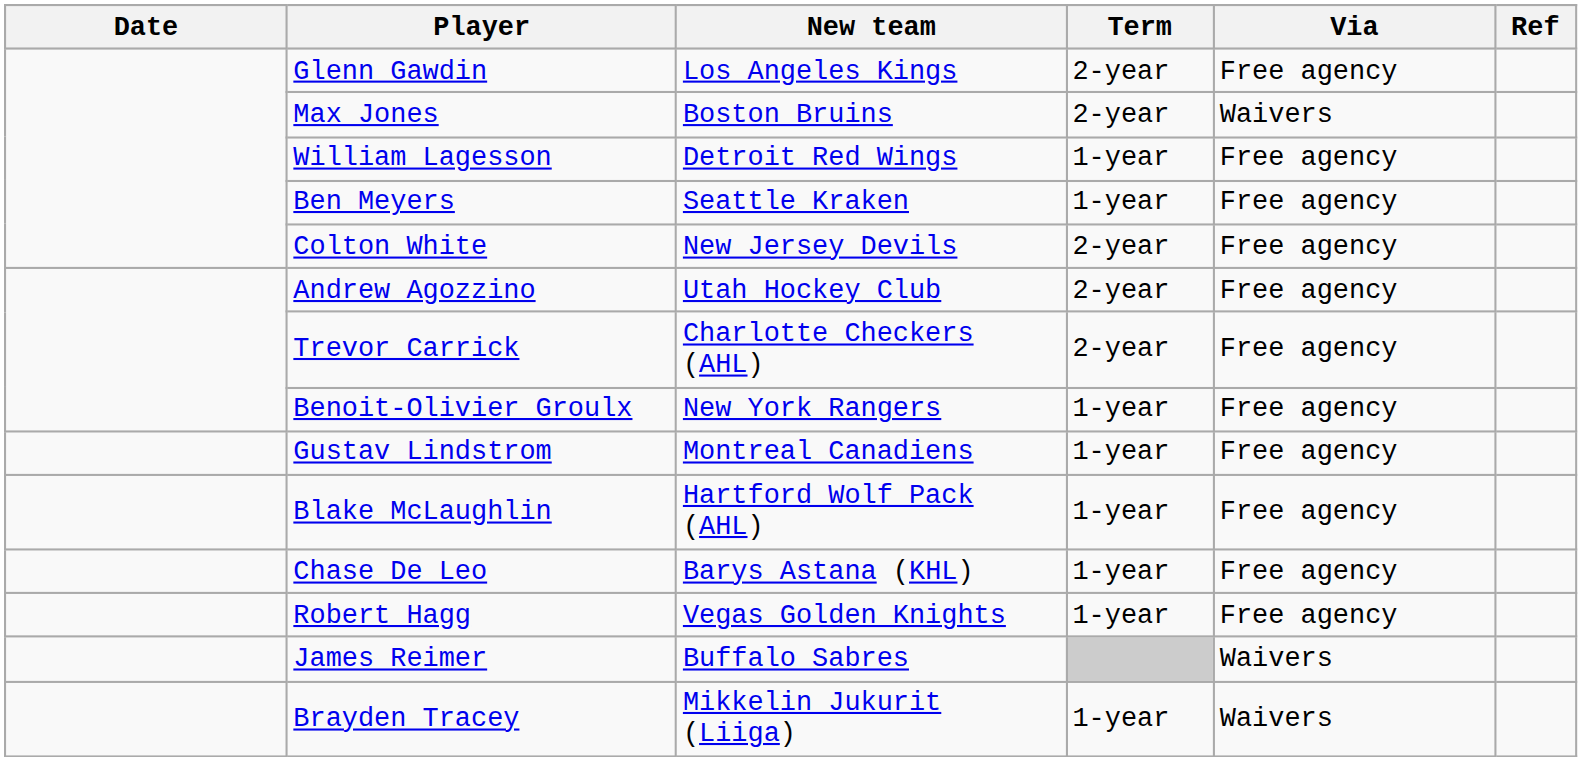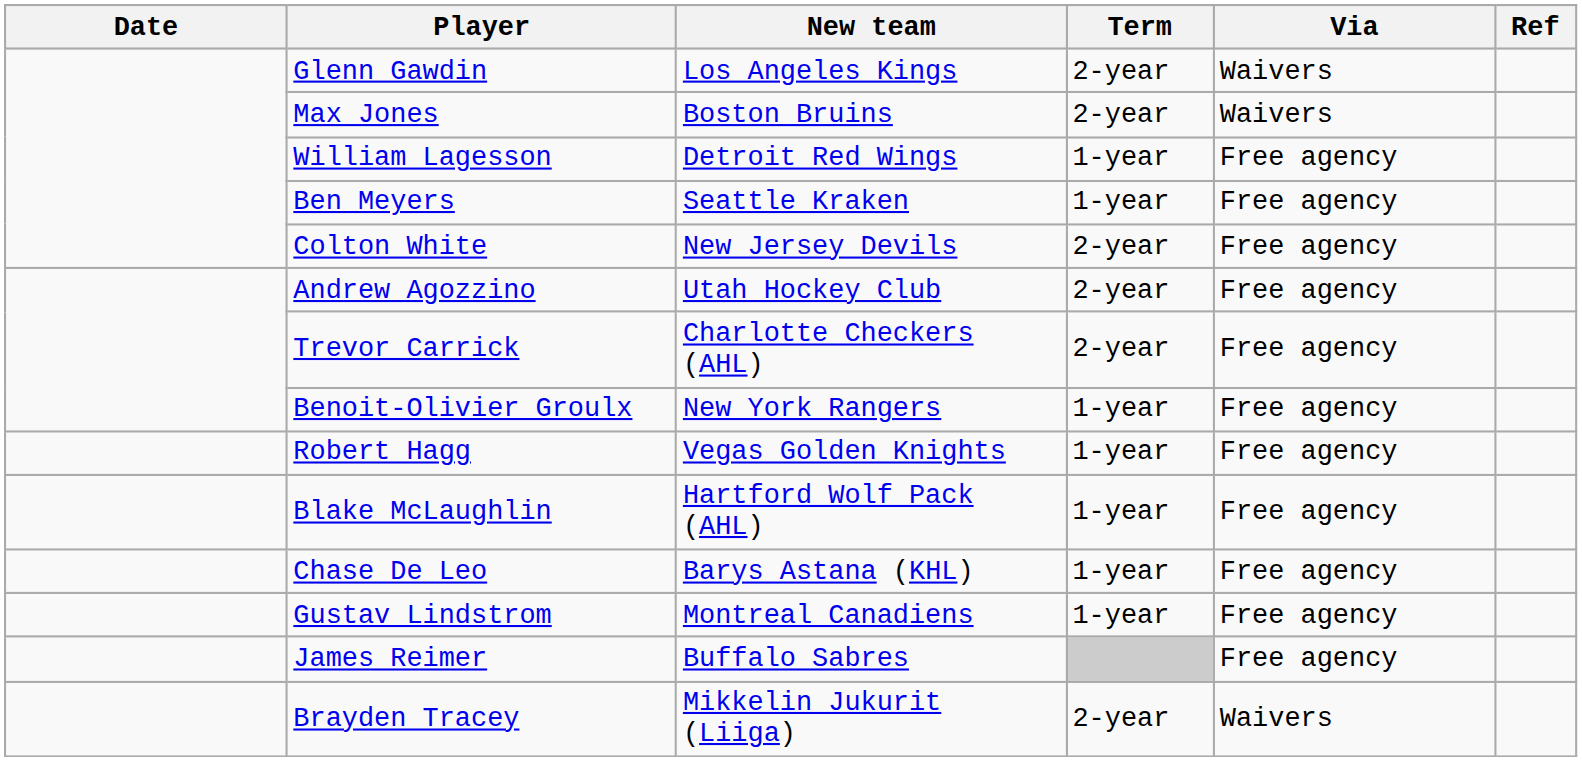(1309, 71) Free agency -> (1276, 71) Waivers
rows swapped: (382, 615) <-> (423, 453)
(1276, 659) Waivers -> (1309, 659) Free agency
(1121, 719) 1-year -> (1121, 719) 2-year
